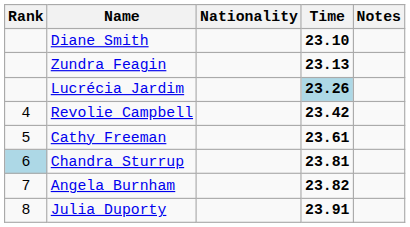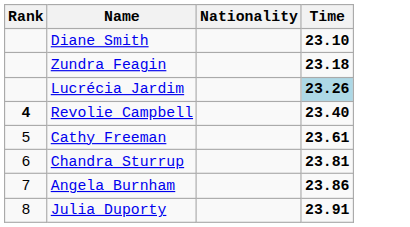- column: (379, 17)
(327, 65) 23.13 -> (327, 65) 23.18
(26, 113) normal -> (26, 113) bold
(327, 113) 23.42 -> (327, 113) 23.40
(26, 162) lightblue background -> (26, 162) no background
(327, 186) 23.82 -> (327, 186) 23.86
